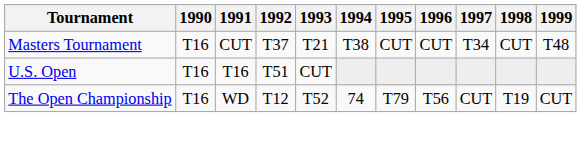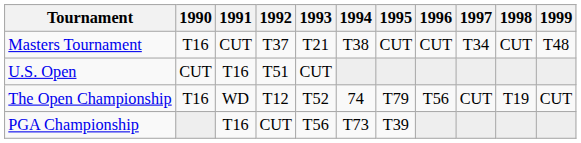(196, 71) T16 -> (196, 71) CUT
+ row: (74, 125)
